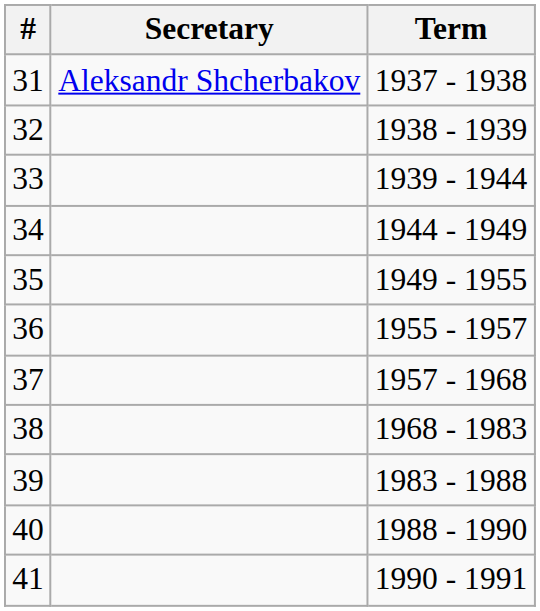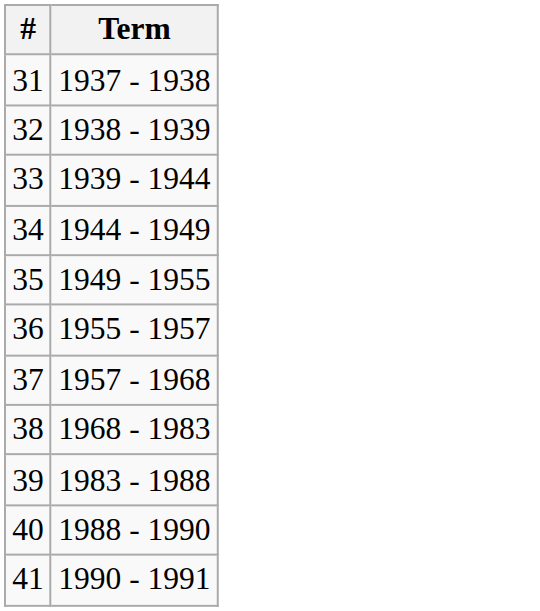- column: (209, 29)
